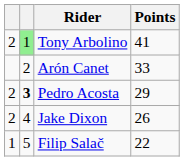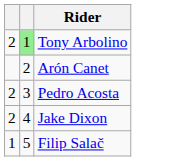- column: (155, 17)
(27, 93) bold -> (27, 93) normal
